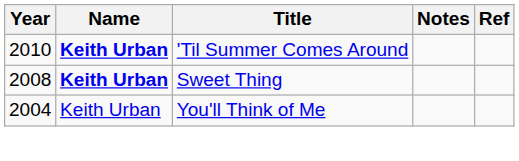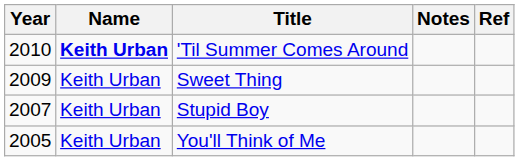(30, 79) 2008 -> (30, 79) 2009
(114, 79) bold -> (110, 79) normal
+ row: (223, 110)
(30, 110) 2004 -> (30, 140) 2005
